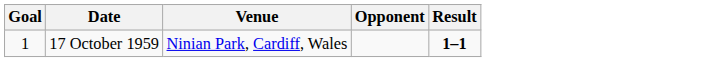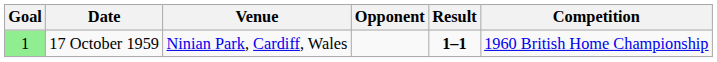+ column: (596, 17)
(25, 43) no background -> (25, 43) lightgreen background
